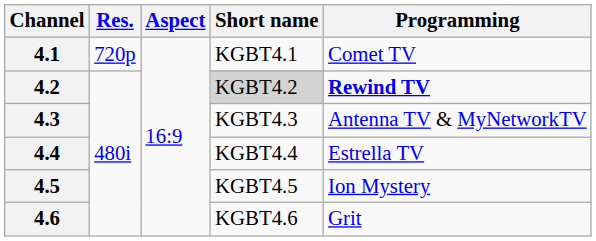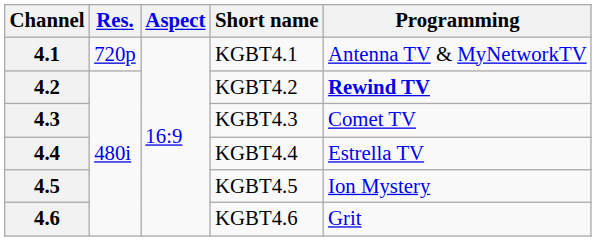(372, 53) Comet TV -> (457, 53) Antenna TV & MyNetworkTV
(256, 86) lightgrey background -> (256, 86) no background
(457, 119) Antenna TV & MyNetworkTV -> (372, 119) Comet TV
